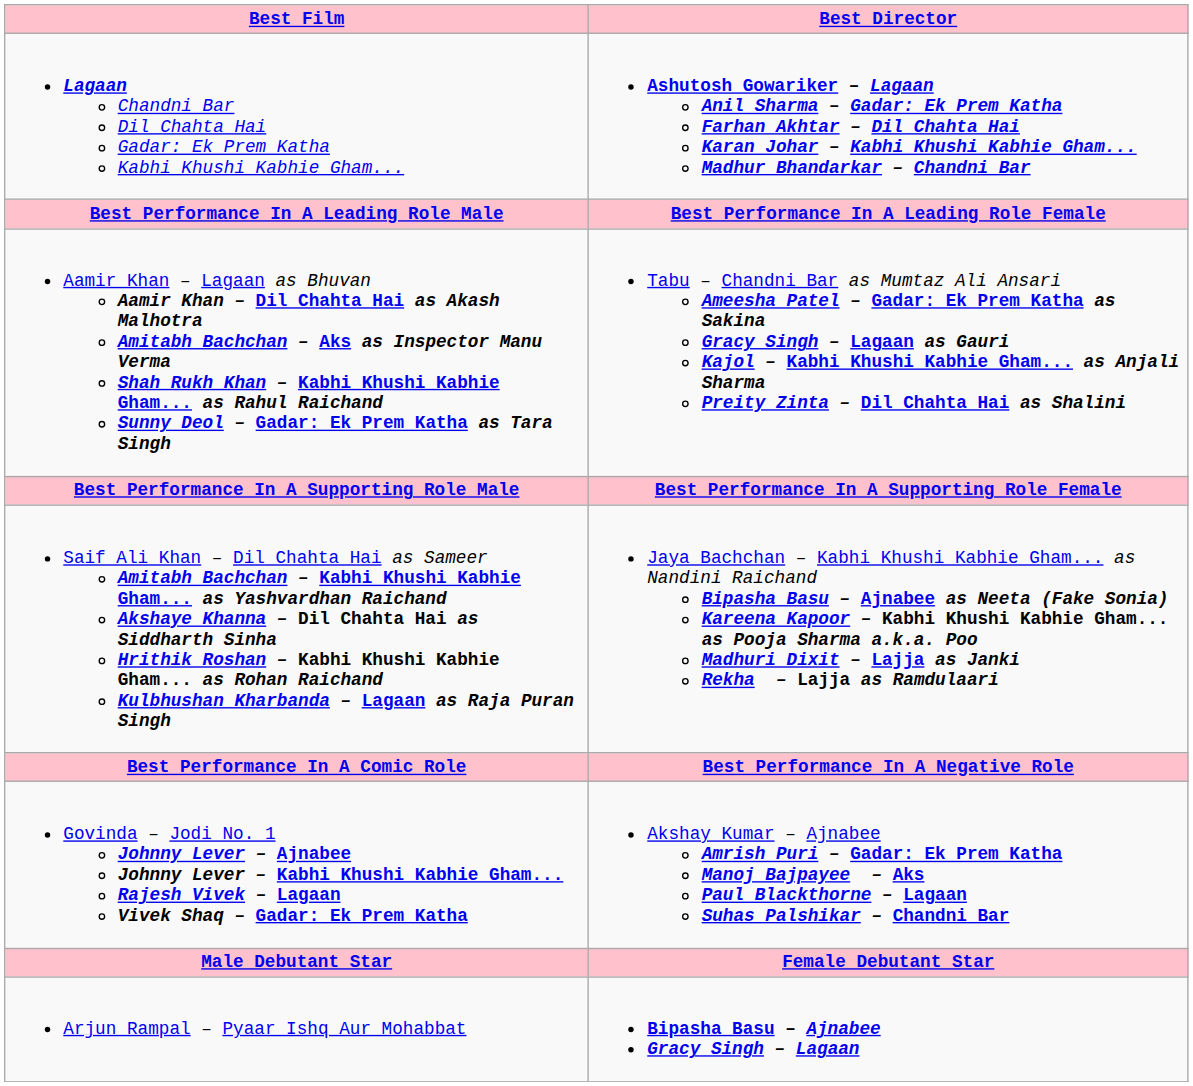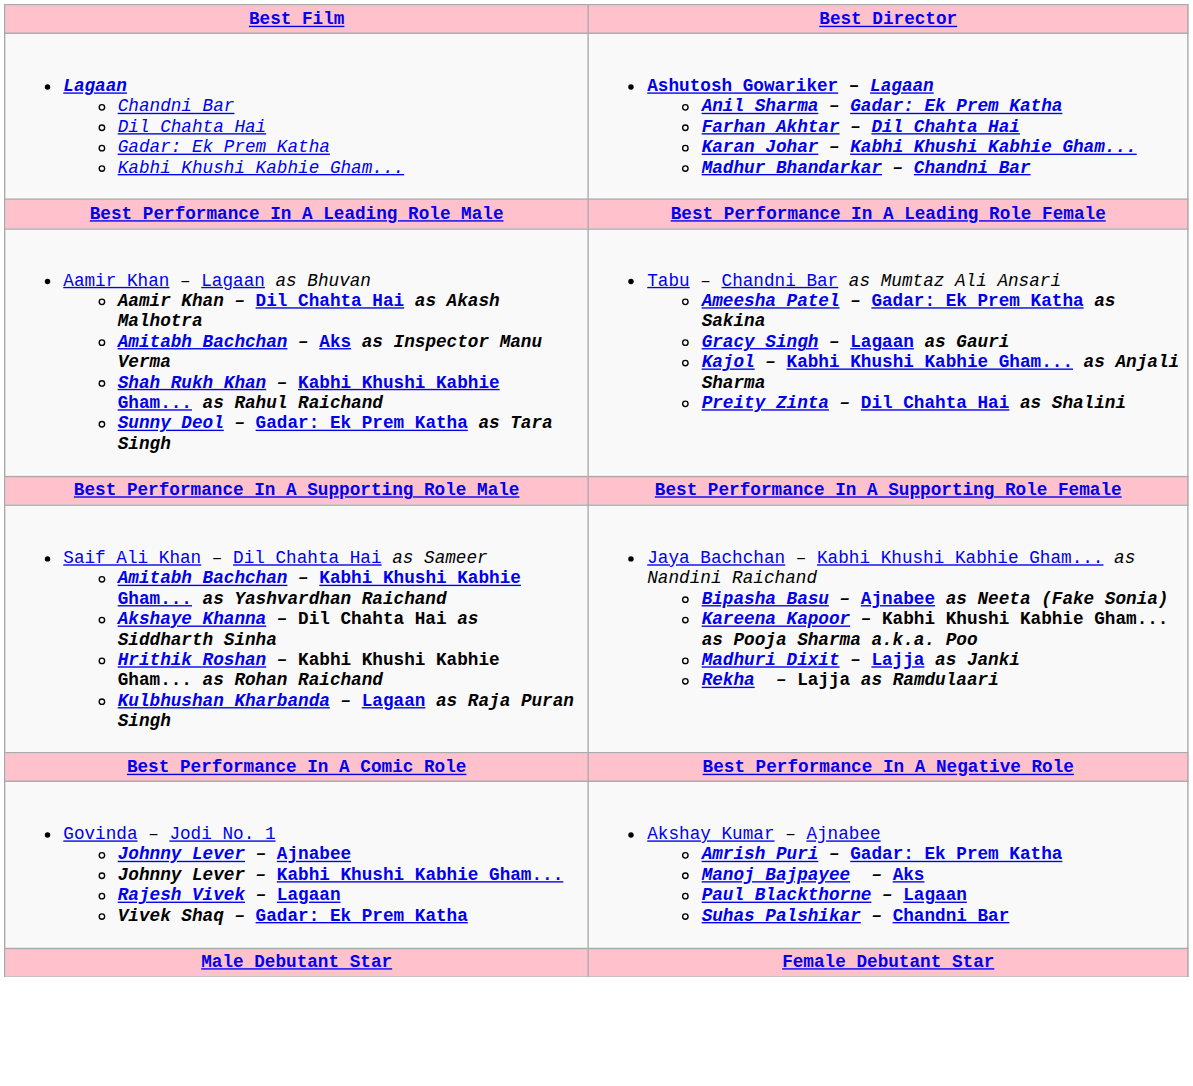- row: (297, 1029)
